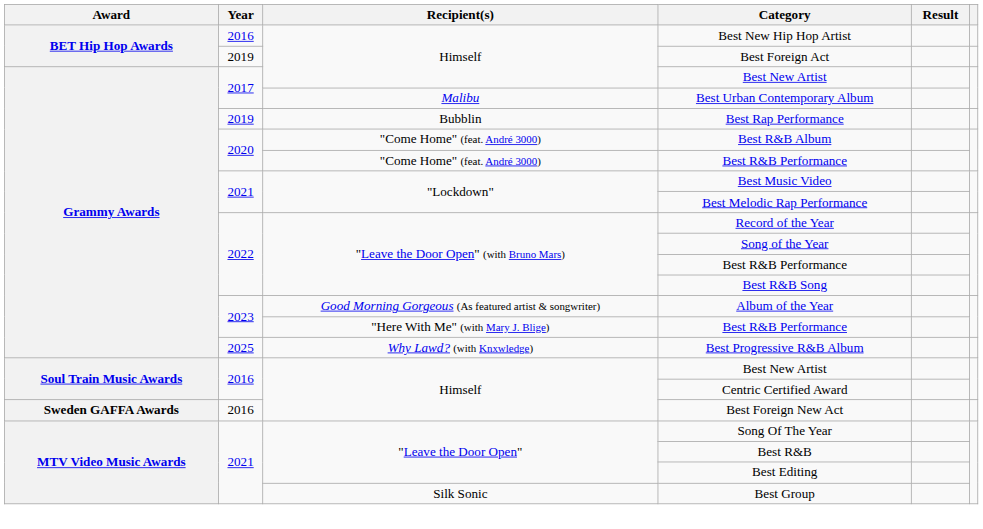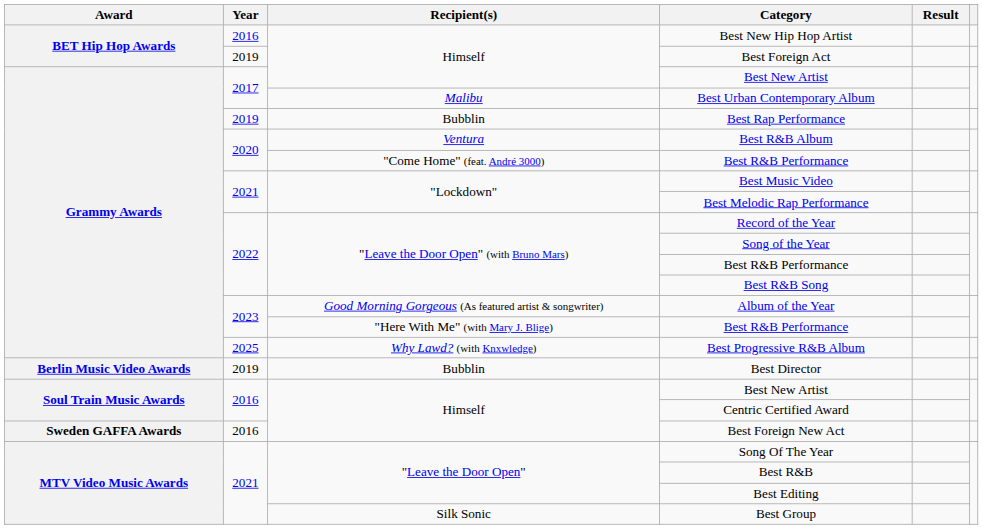(460, 139) "Come Home" (feat. André 3000) -> (464, 139) Ventura
+ row: (245, 368)
